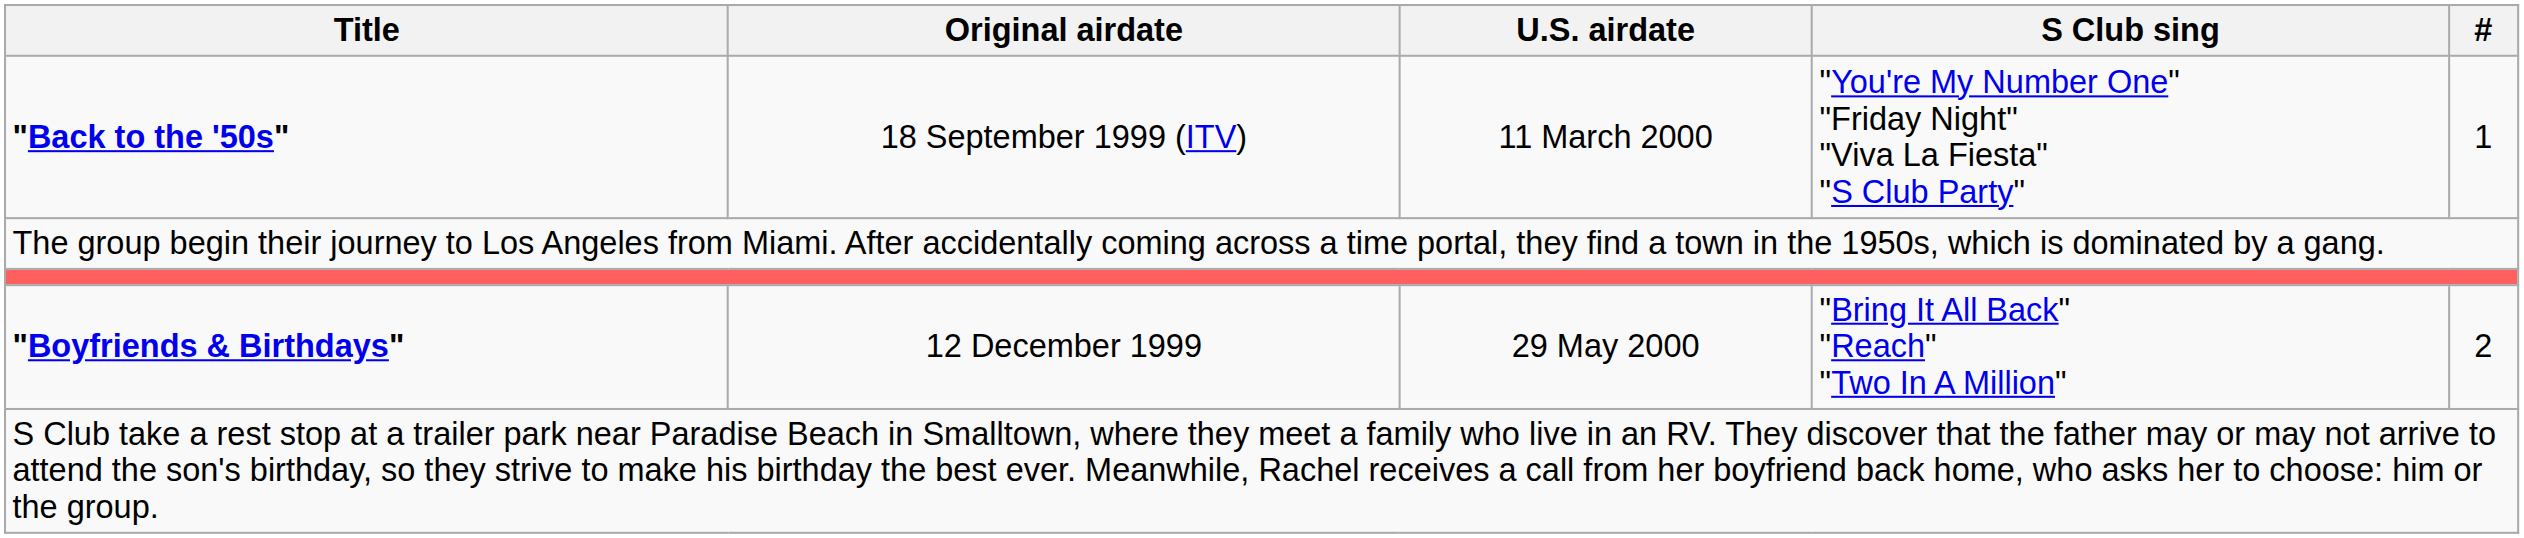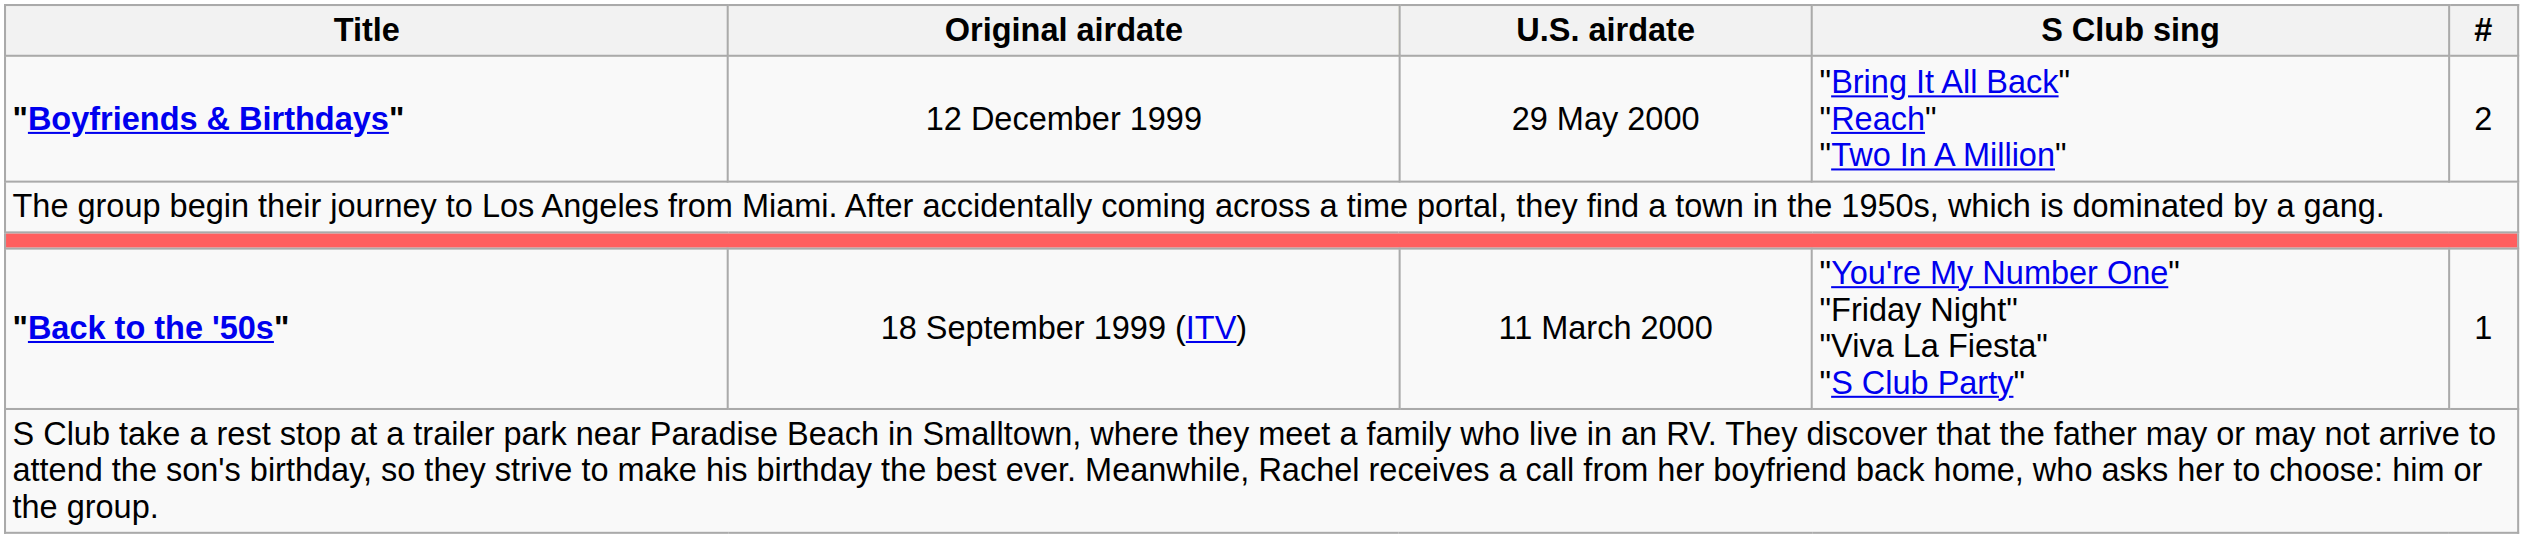rows swapped: (151, 136) <-> (208, 345)
